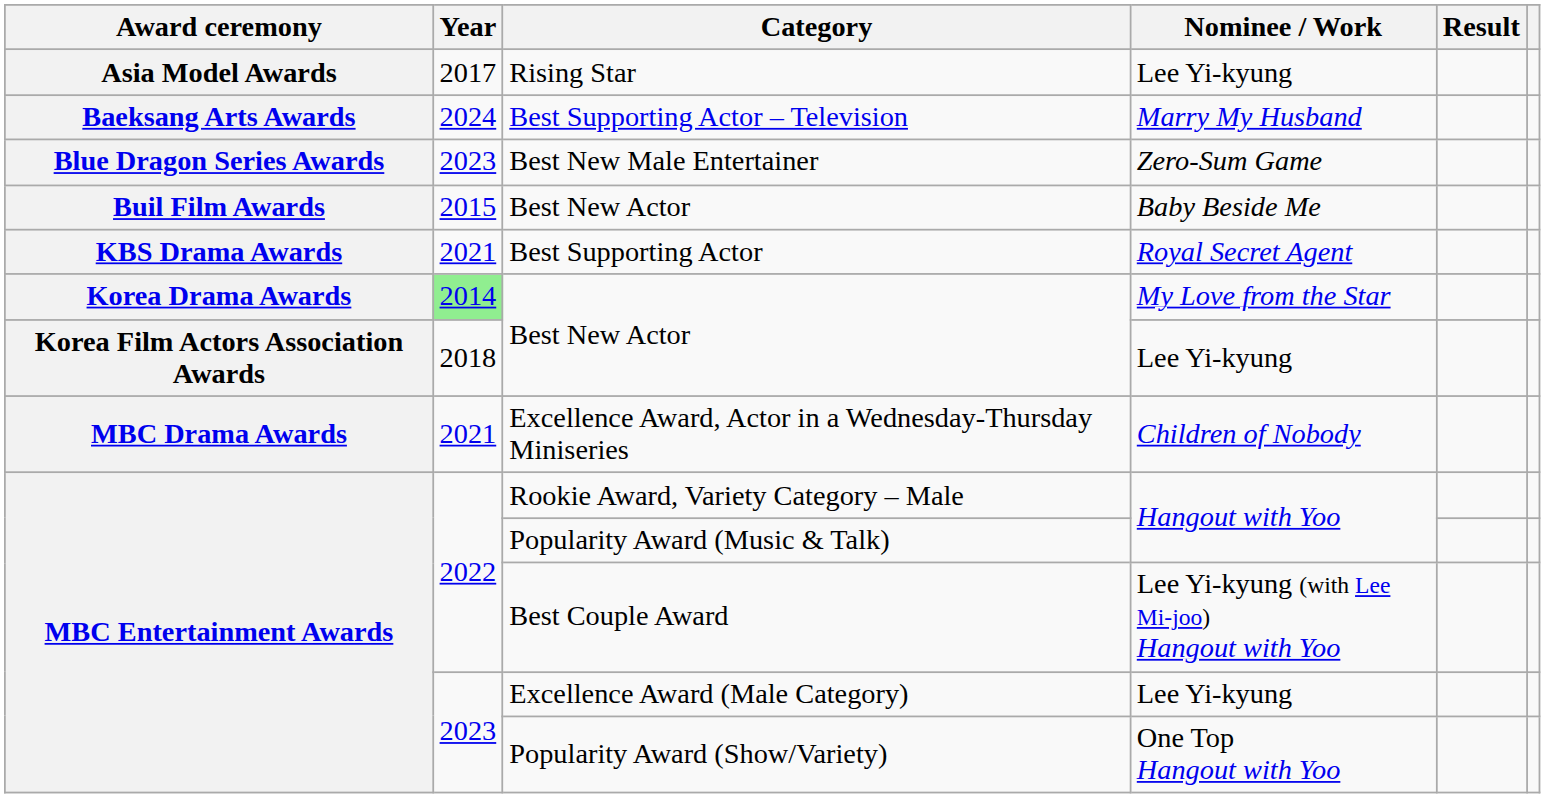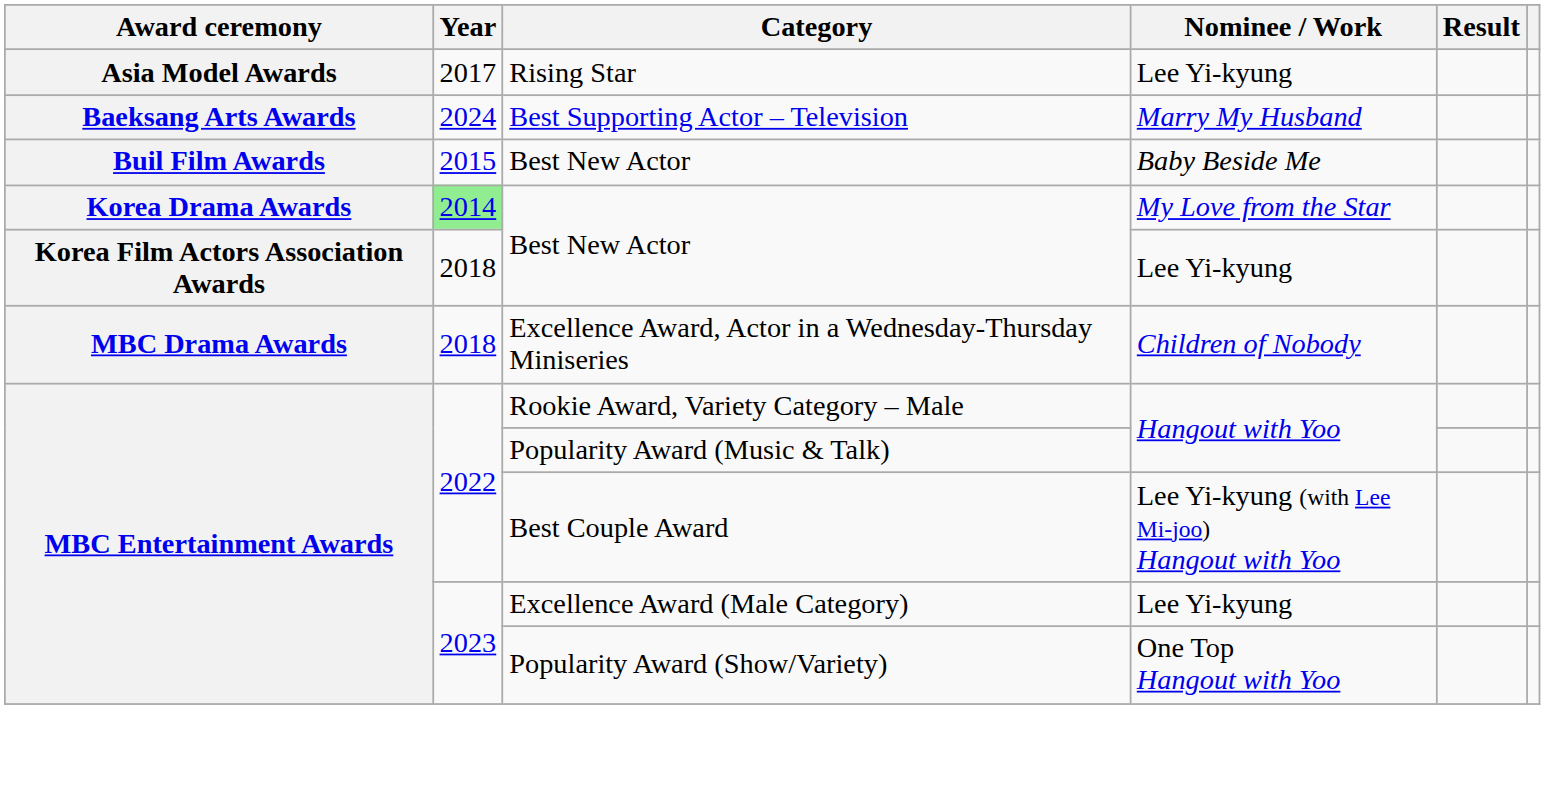- row: (664, 161)
- row: (636, 251)
(468, 434) 2021 -> (468, 344) 2018
